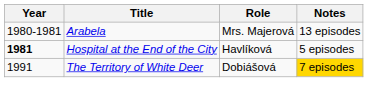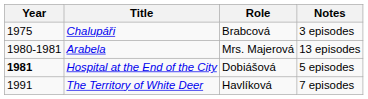+ row: (91, 31)
(247, 49) Havlíková -> (249, 67) Dobiášová
(249, 67) Dobiášová -> (247, 85) Havlíková
(327, 67) gold background -> (327, 85) no background
